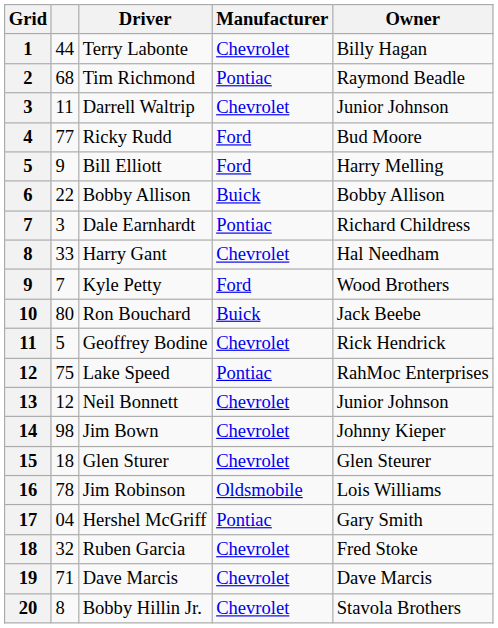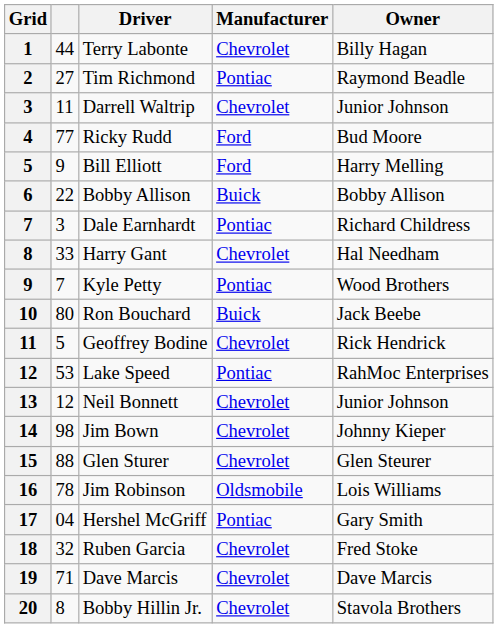(65, 78) 68 -> (65, 78) 27
(234, 284) Ford -> (244, 284) Pontiac
(65, 372) 75 -> (65, 372) 53
(65, 460) 18 -> (65, 460) 88
